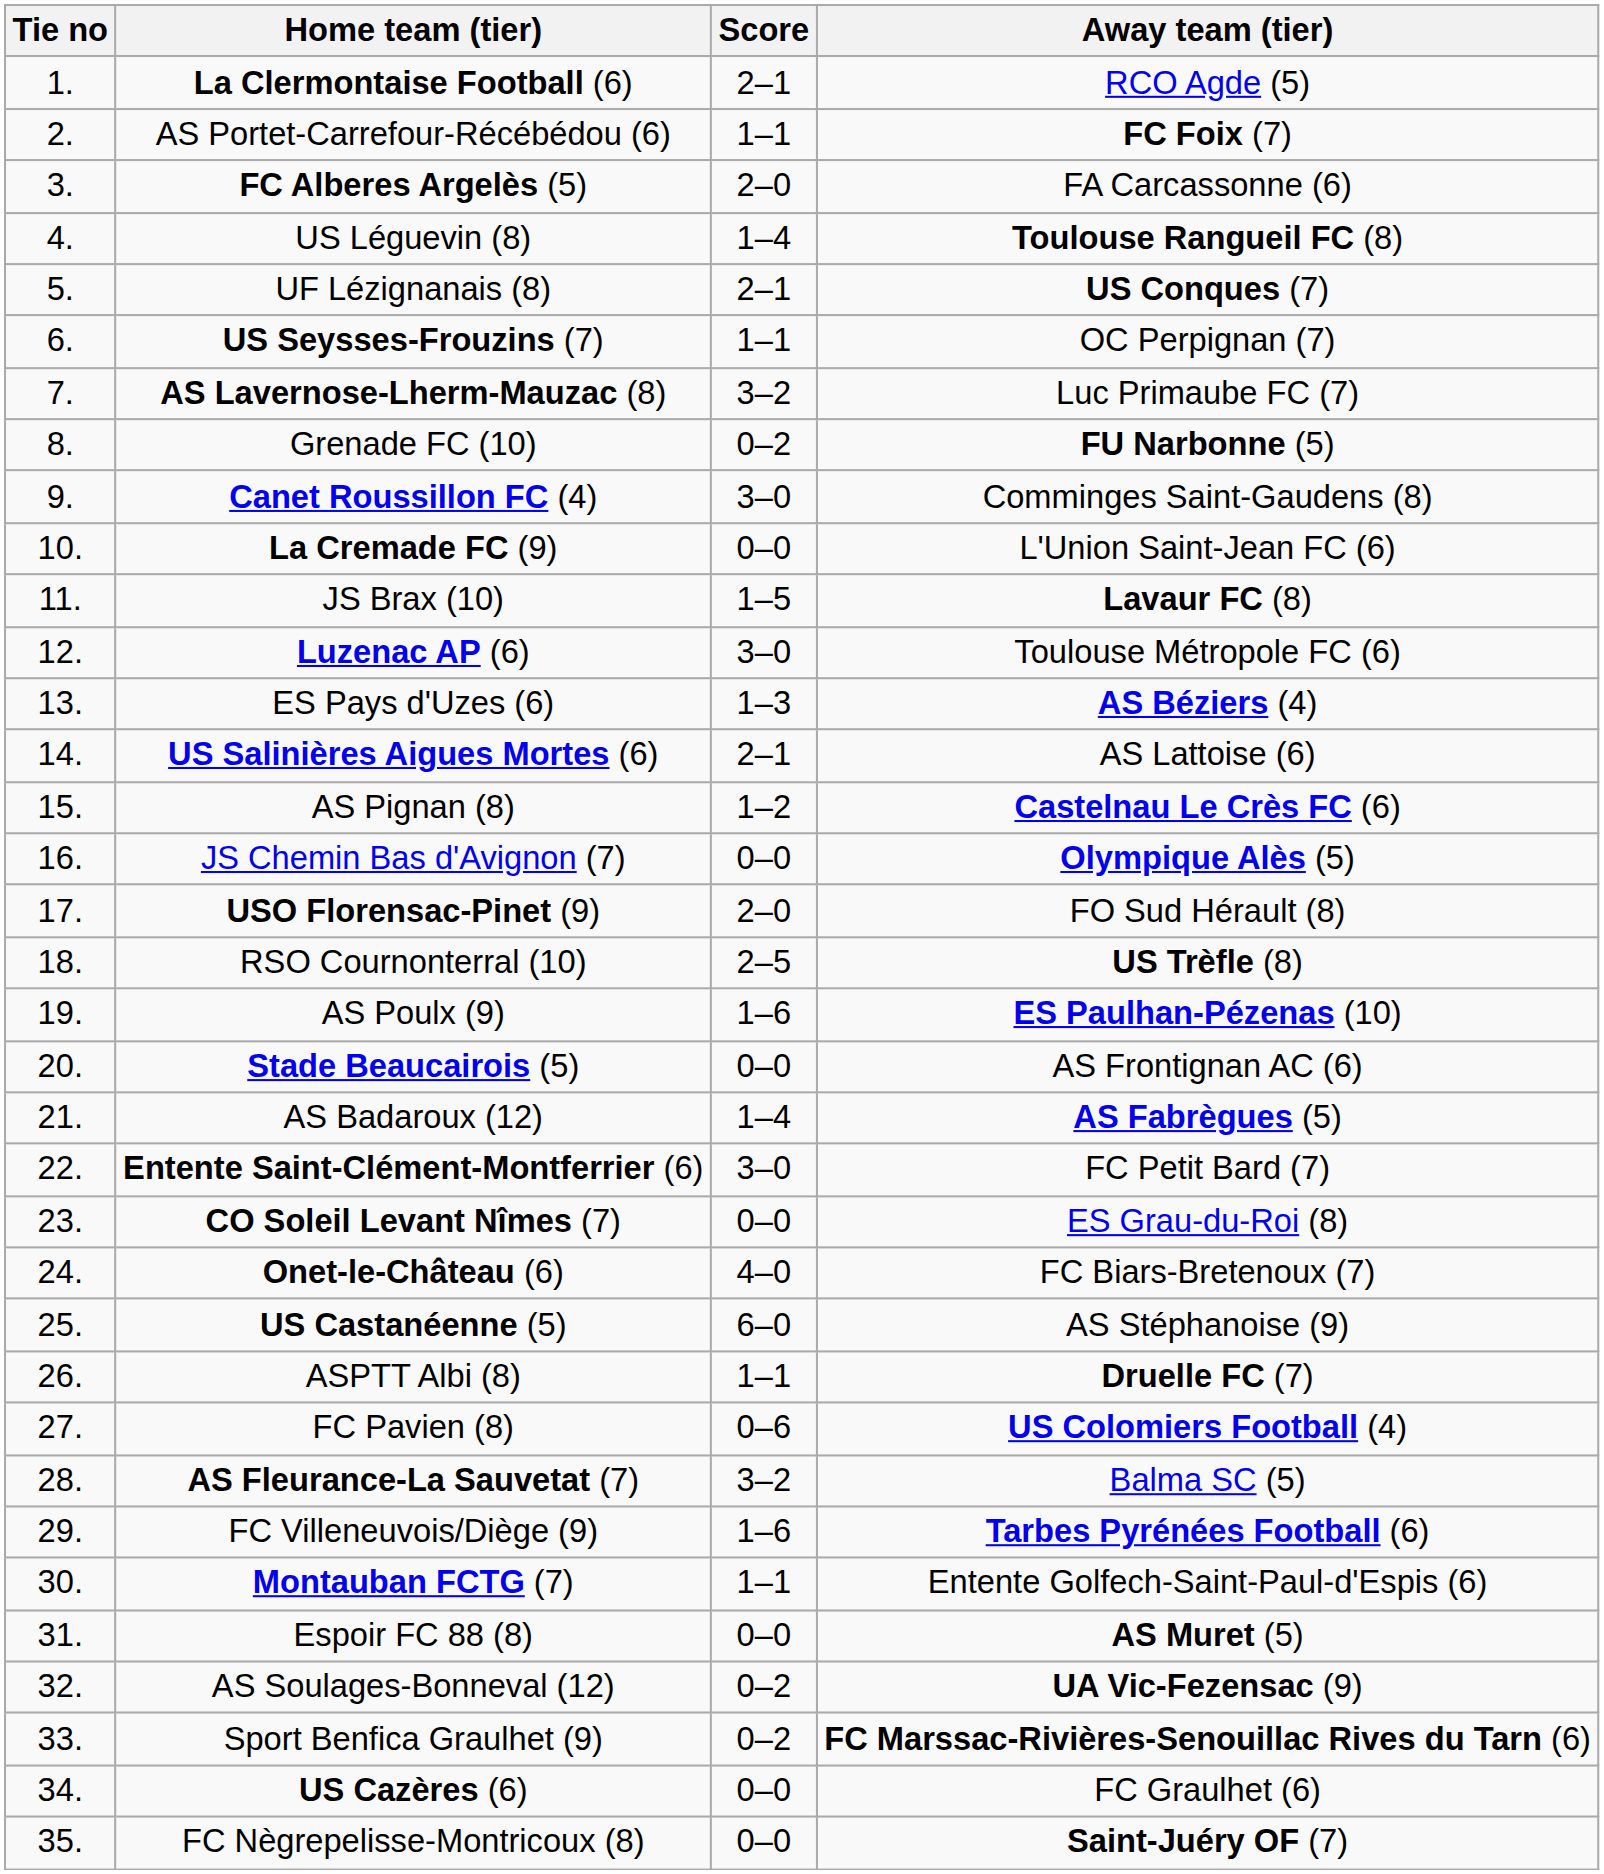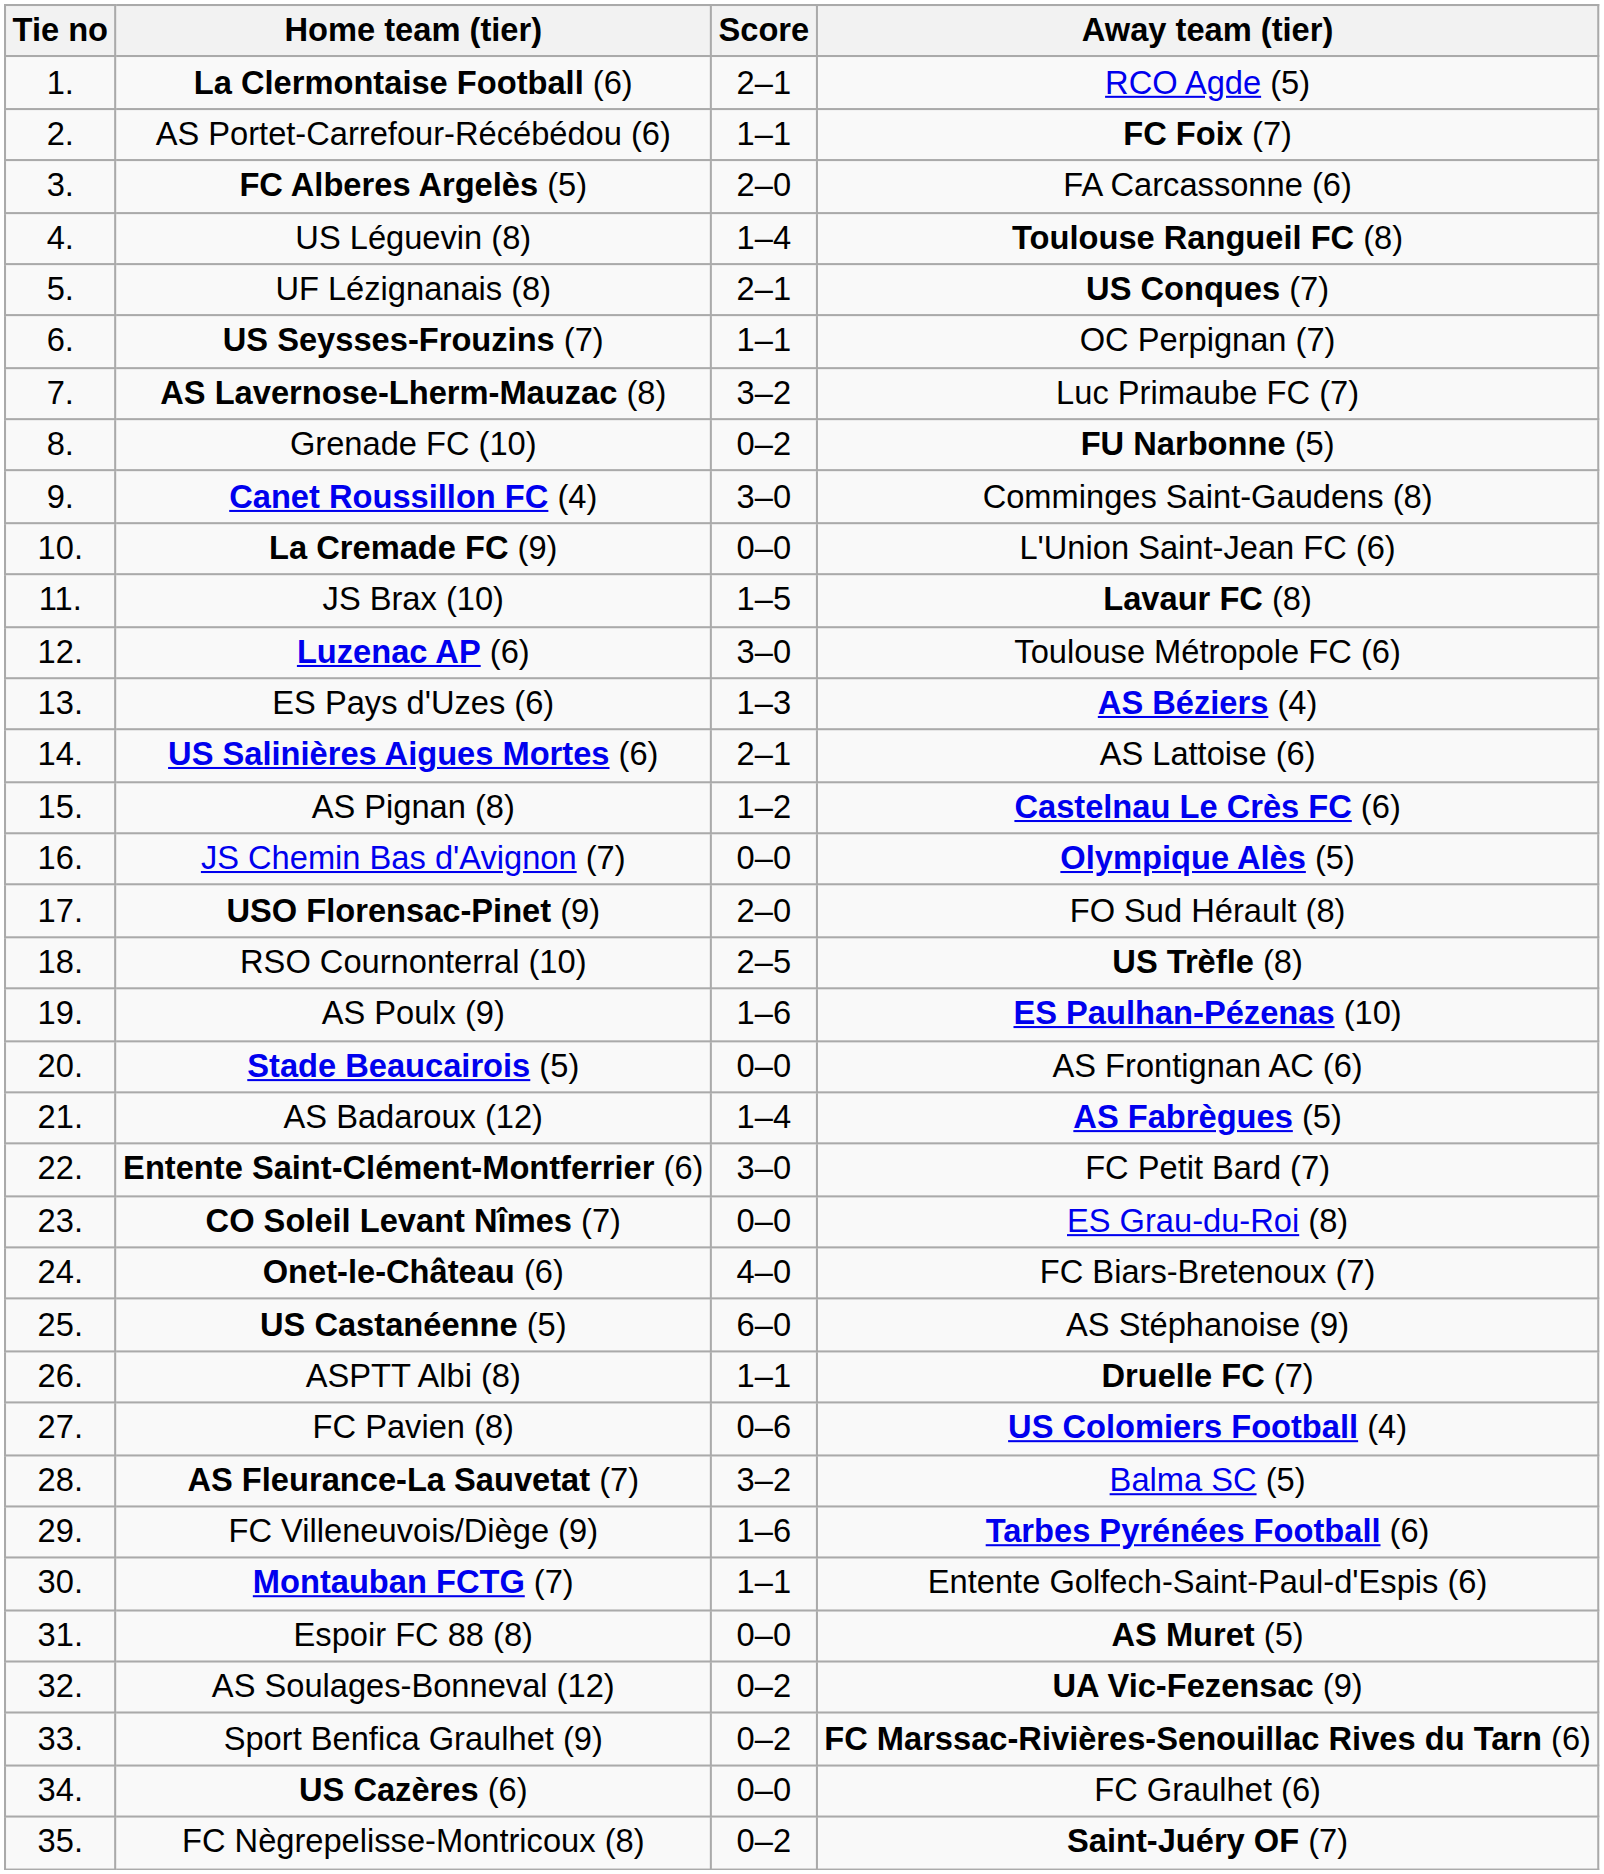(764, 1842) 0–0 -> (764, 1842) 0–2
